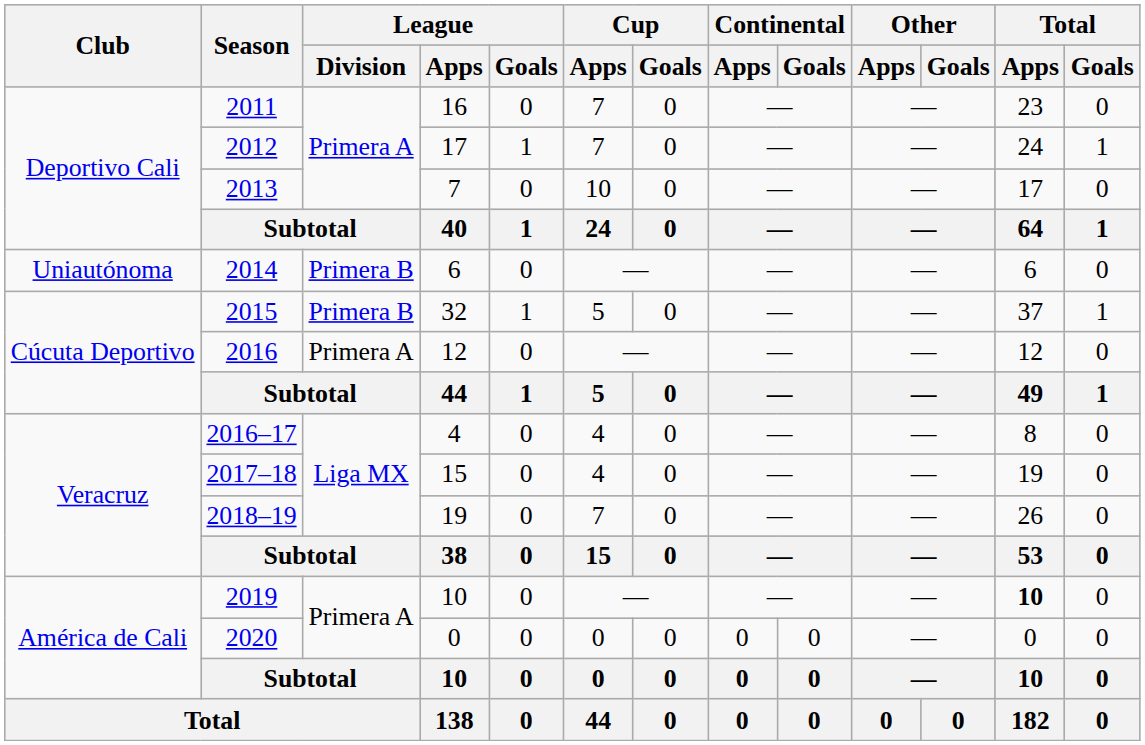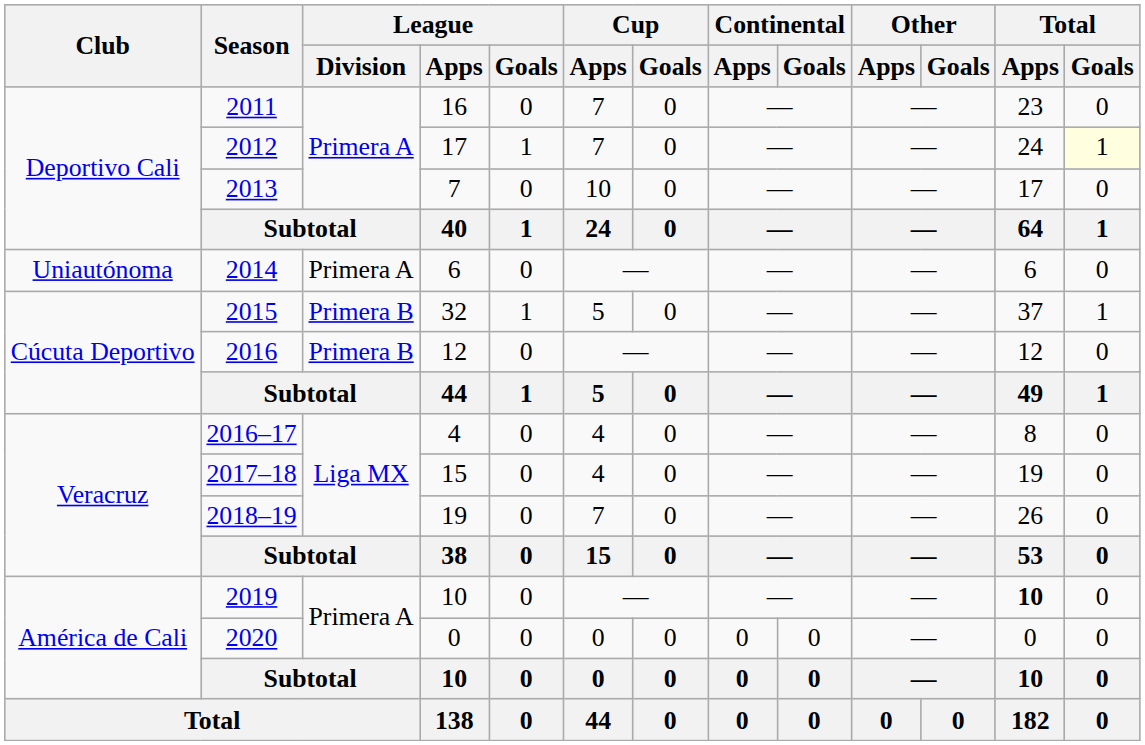(1102, 147) no background -> (1102, 147) lightyellow background
(361, 270) Primera B -> (361, 270) Primera A
(361, 351) Primera A -> (361, 351) Primera B
